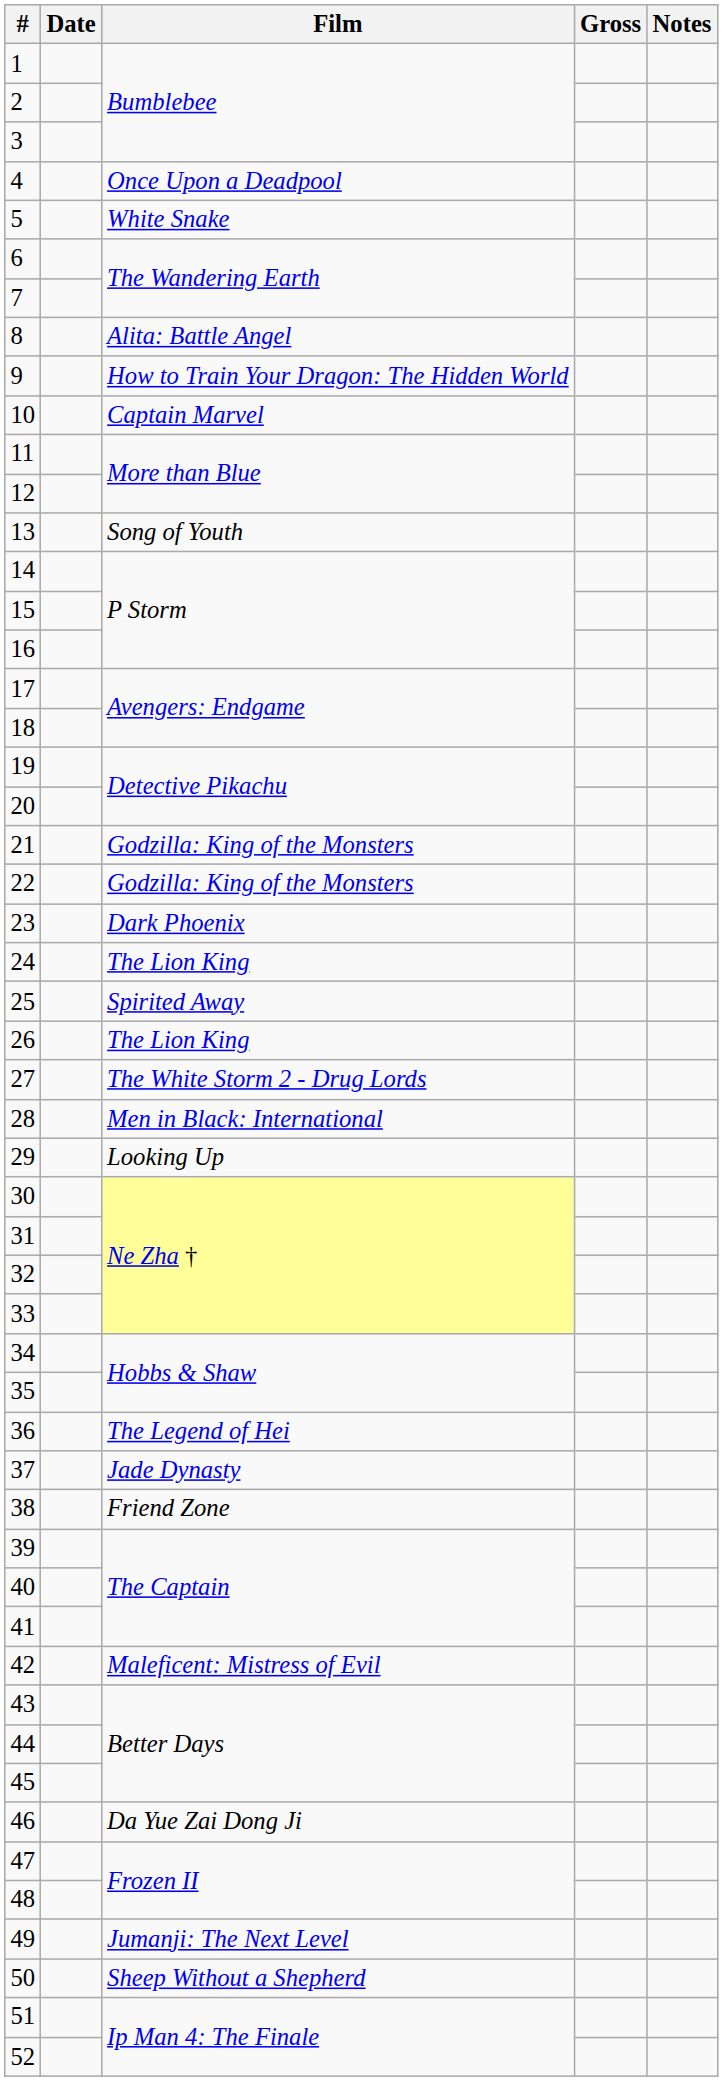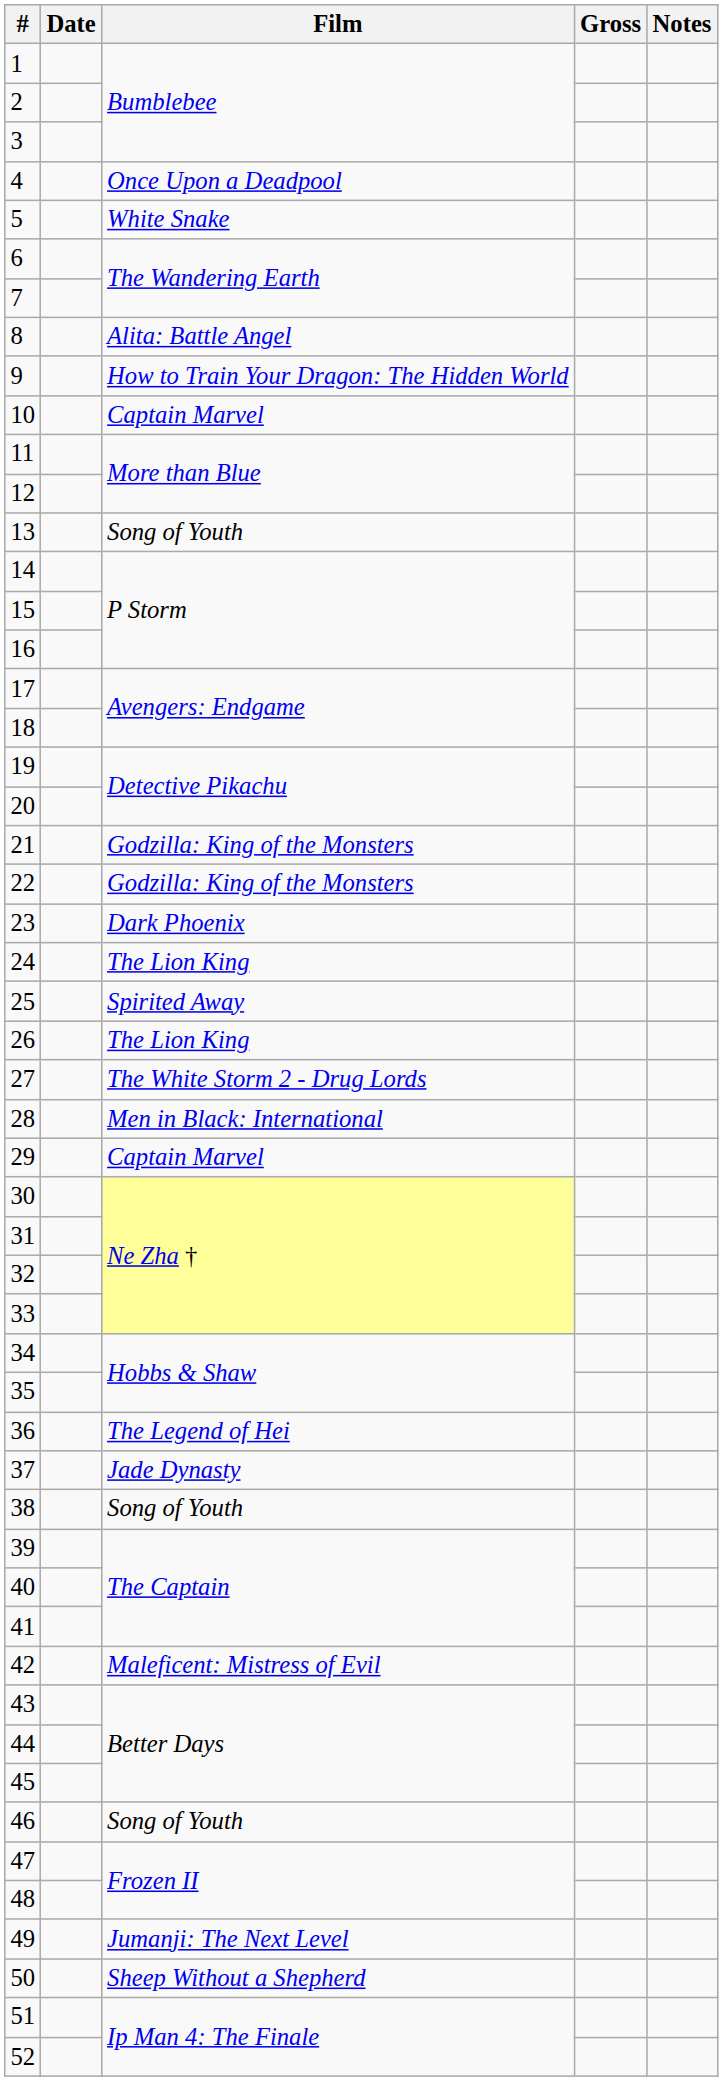(166, 1157) Looking Up -> (185, 1157) Captain Marvel
(168, 1508) Friend Zone -> (175, 1508) Song of Youth
(204, 1821) Da Yue Zai Dong Ji -> (175, 1821) Song of Youth
